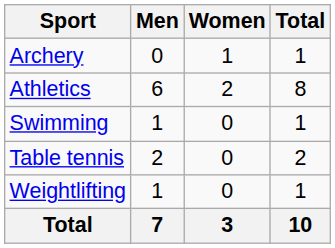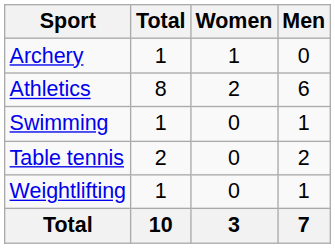columns swapped: (157, 21) <-> (300, 21)
